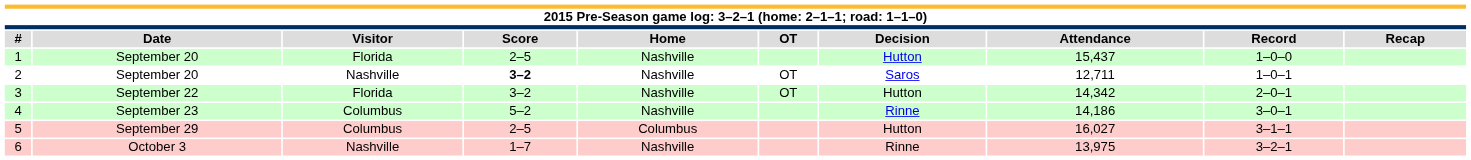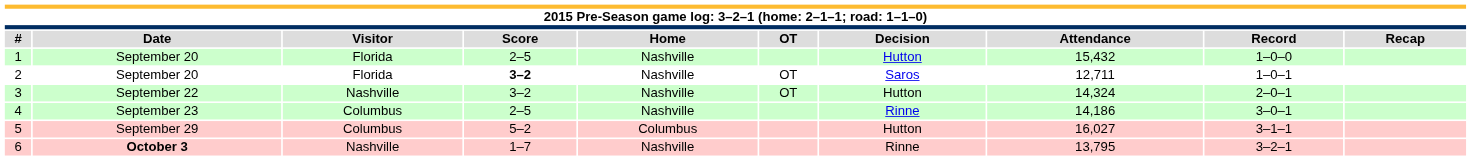(1095, 57) 15,437 -> (1095, 57) 15,432
(373, 75) Nashville -> (373, 75) Florida
(373, 93) Florida -> (373, 93) Nashville
(1095, 93) 14,342 -> (1095, 93) 14,324
(520, 111) 5–2 -> (520, 111) 2–5
(520, 129) 2–5 -> (520, 129) 5–2
(157, 147) normal -> (157, 147) bold
(1095, 147) 13,975 -> (1095, 147) 13,795
